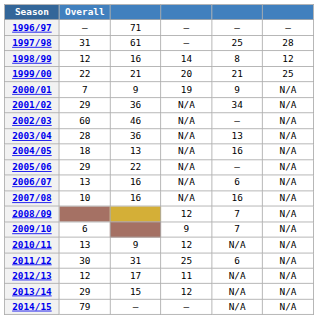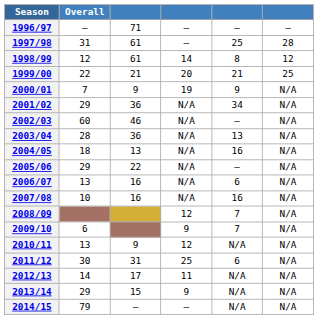(136, 59) 16 -> (136, 59) 61
(85, 276) 12 -> (85, 276) 14
(186, 292) 12 -> (186, 292) 9
